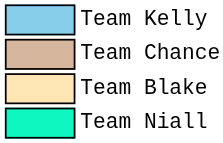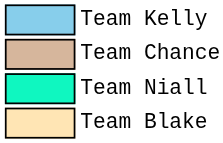rows swapped: (144, 123) <-> (144, 89)
